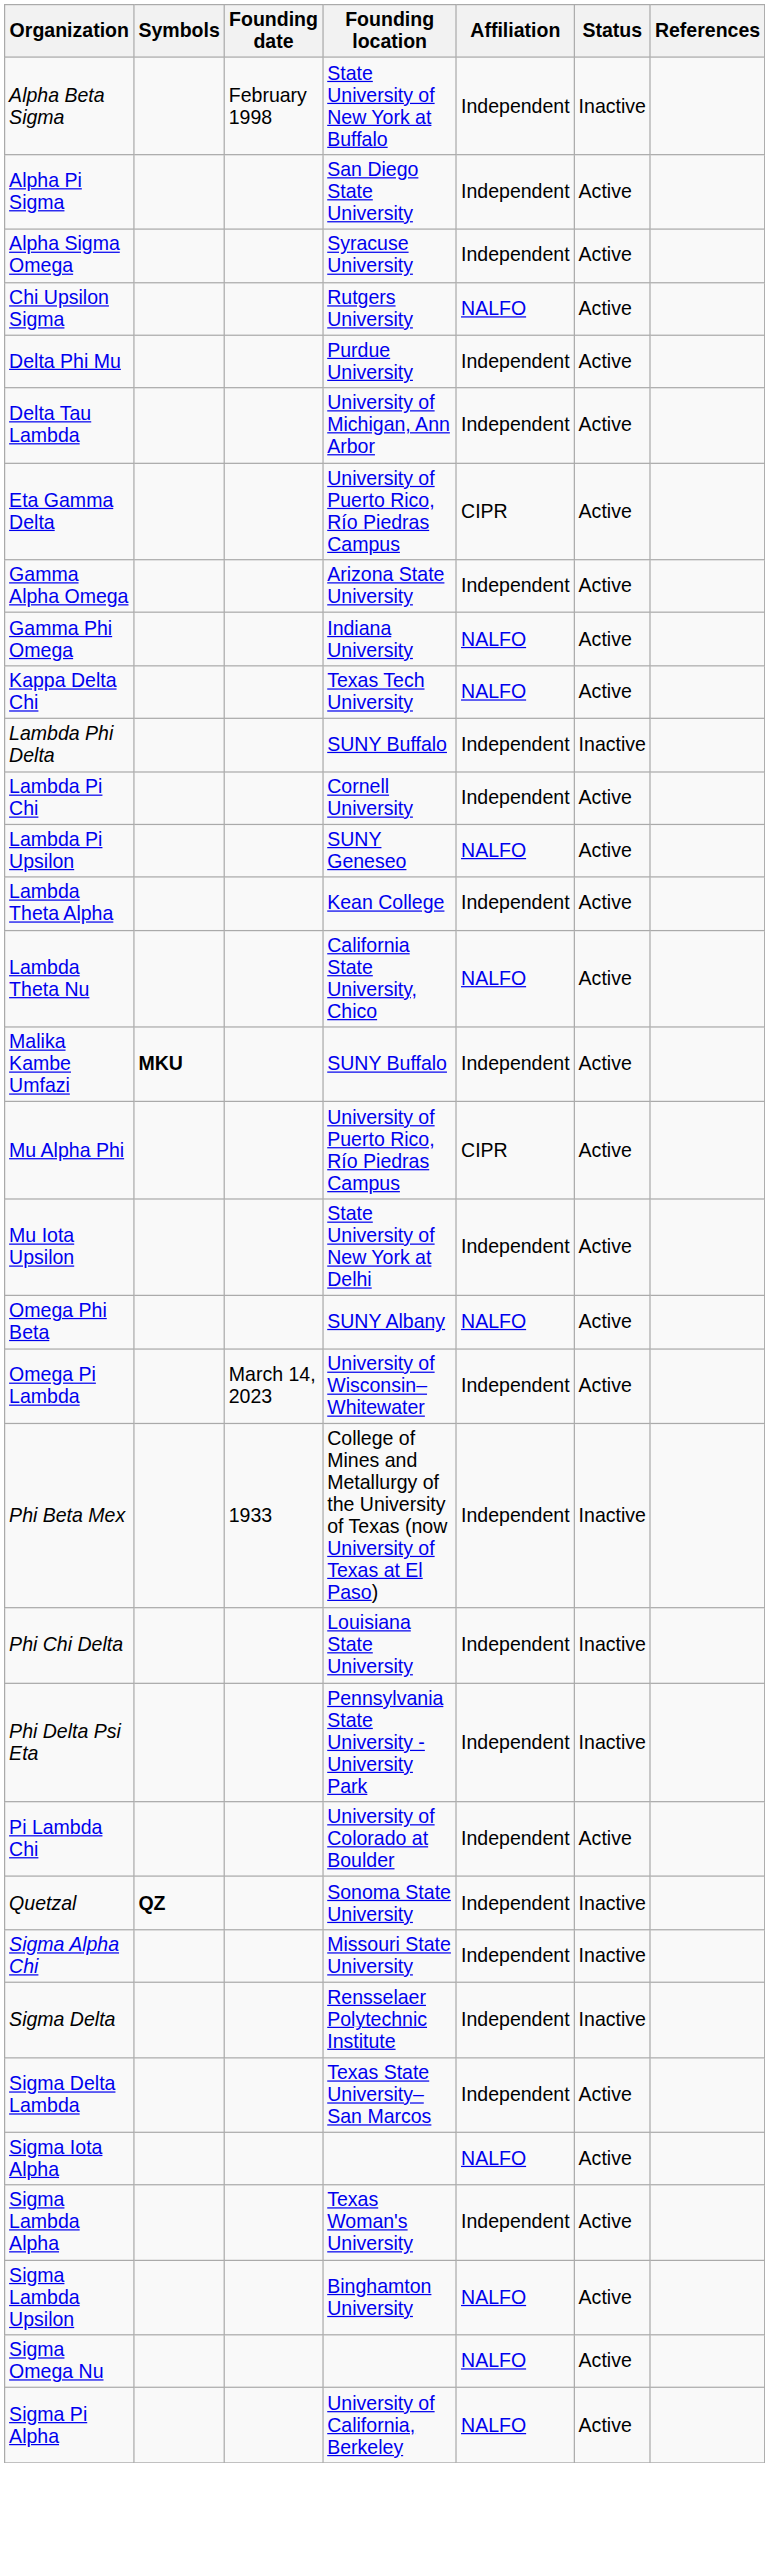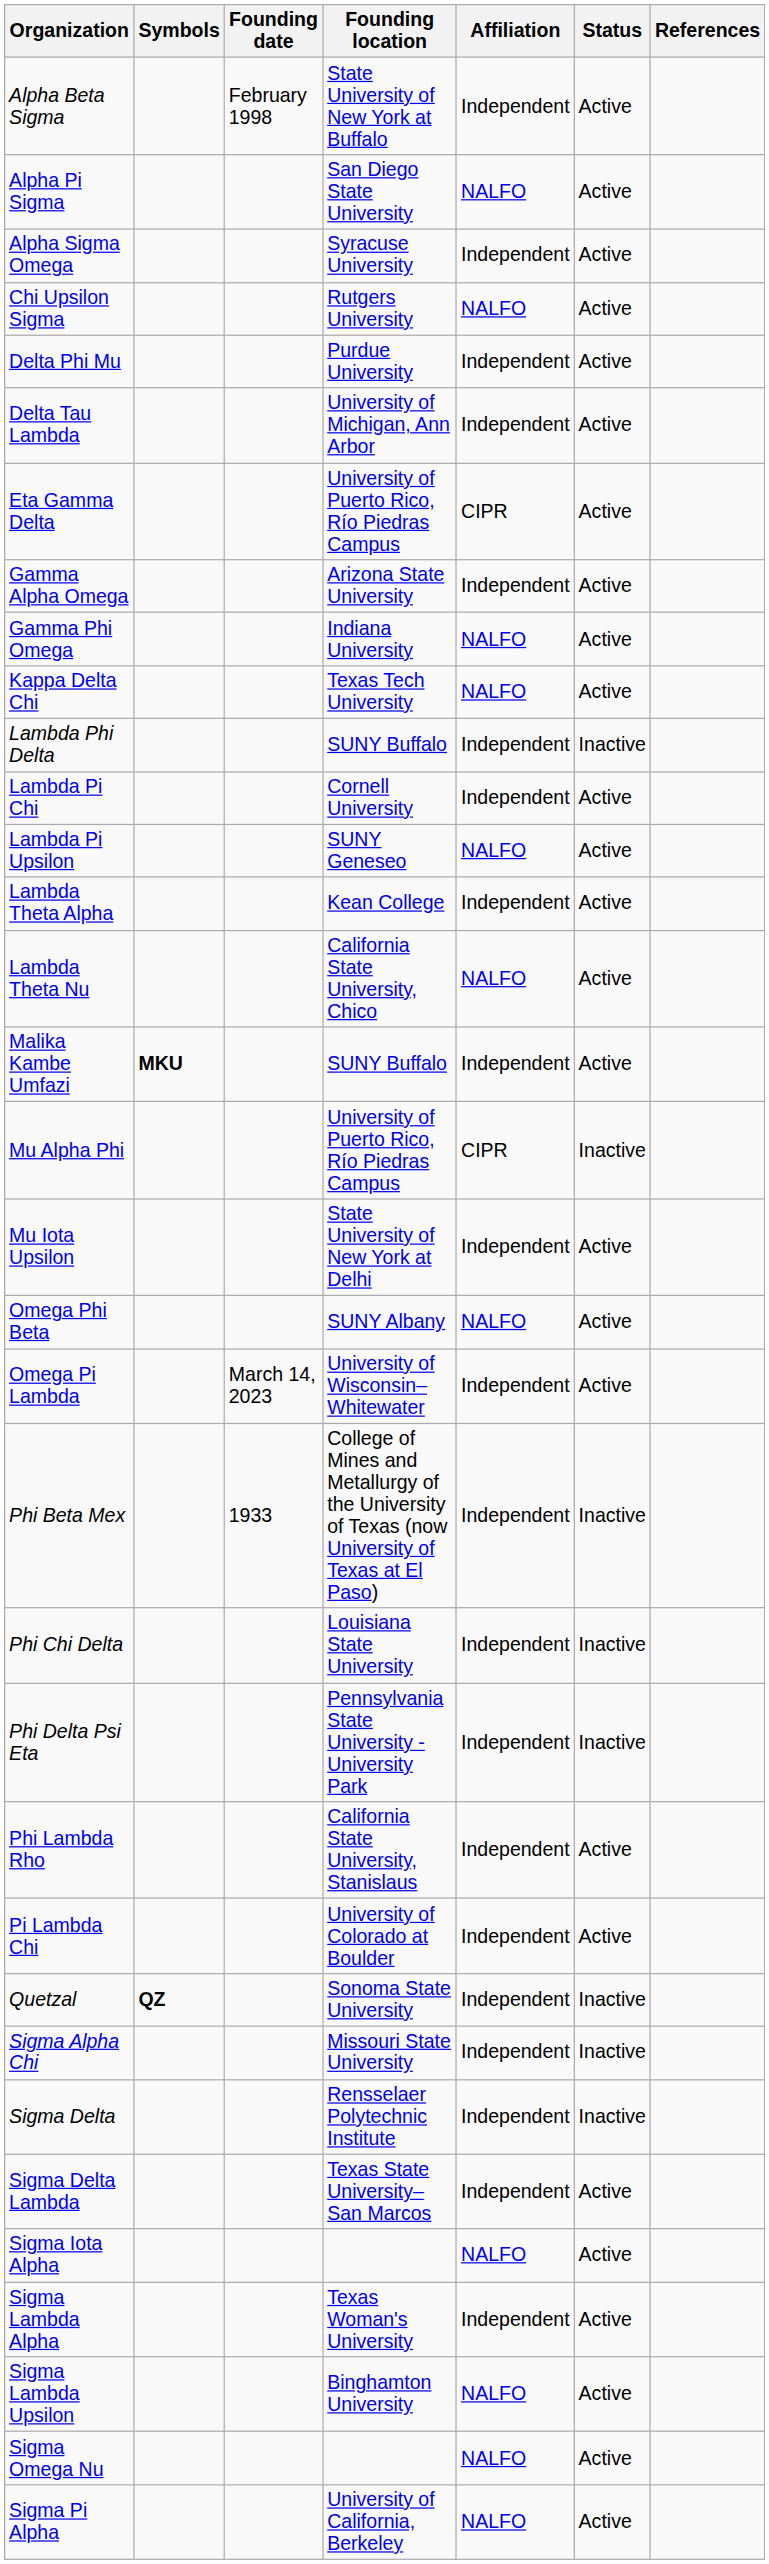(612, 105) Inactive -> (605, 105) Active
(515, 191) Independent -> (494, 191) NALFO
(605, 1150) Active -> (612, 1150) Inactive
+ row: (61, 1849)
